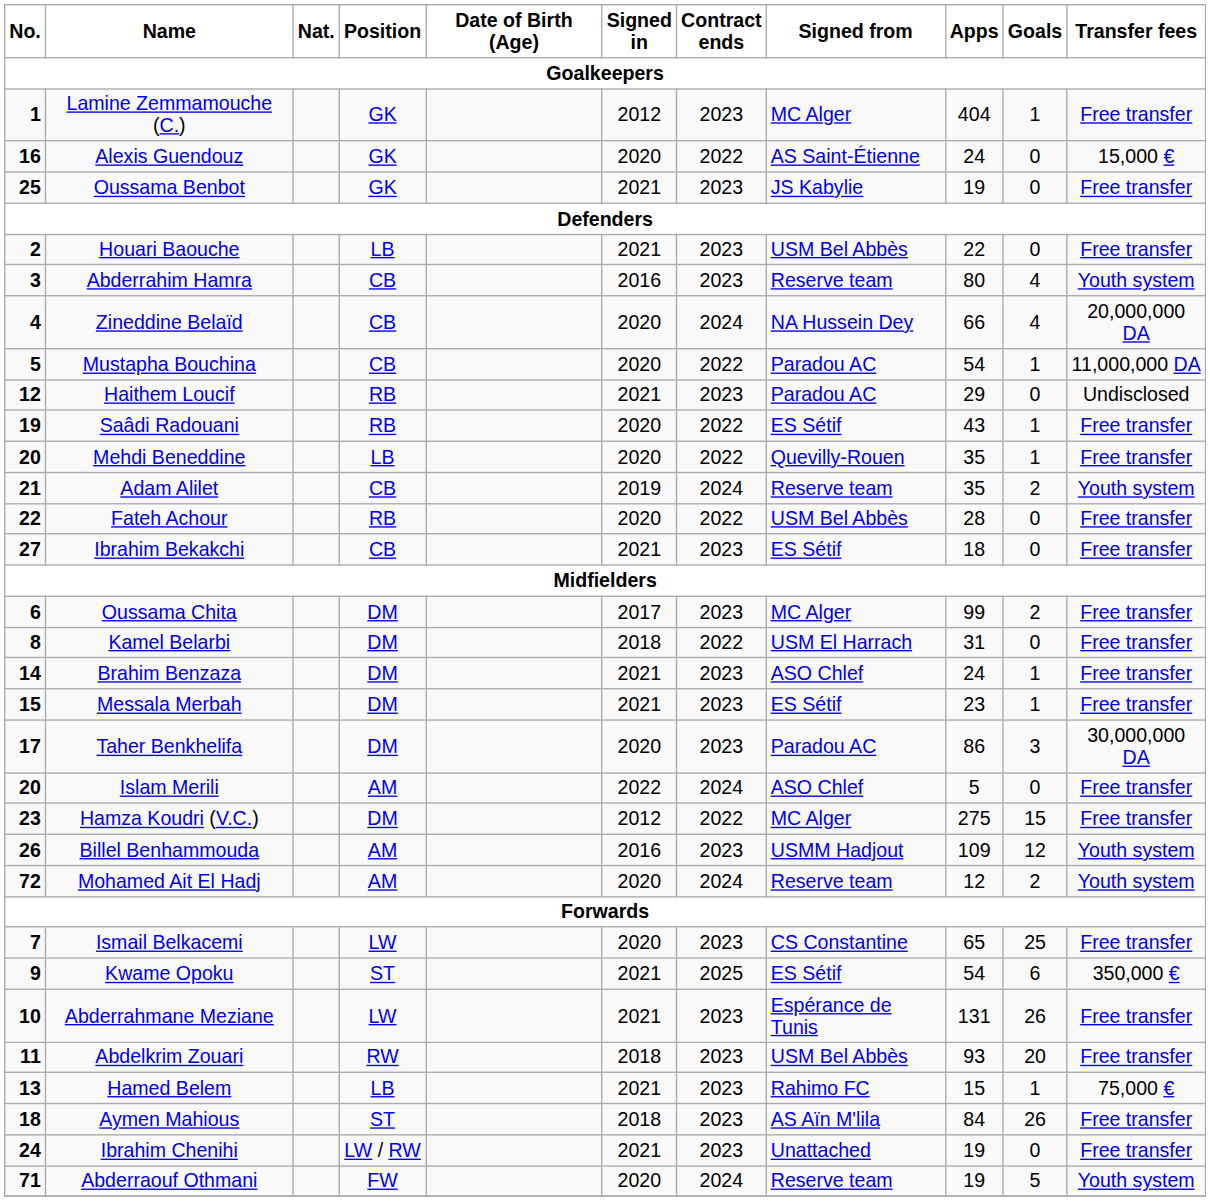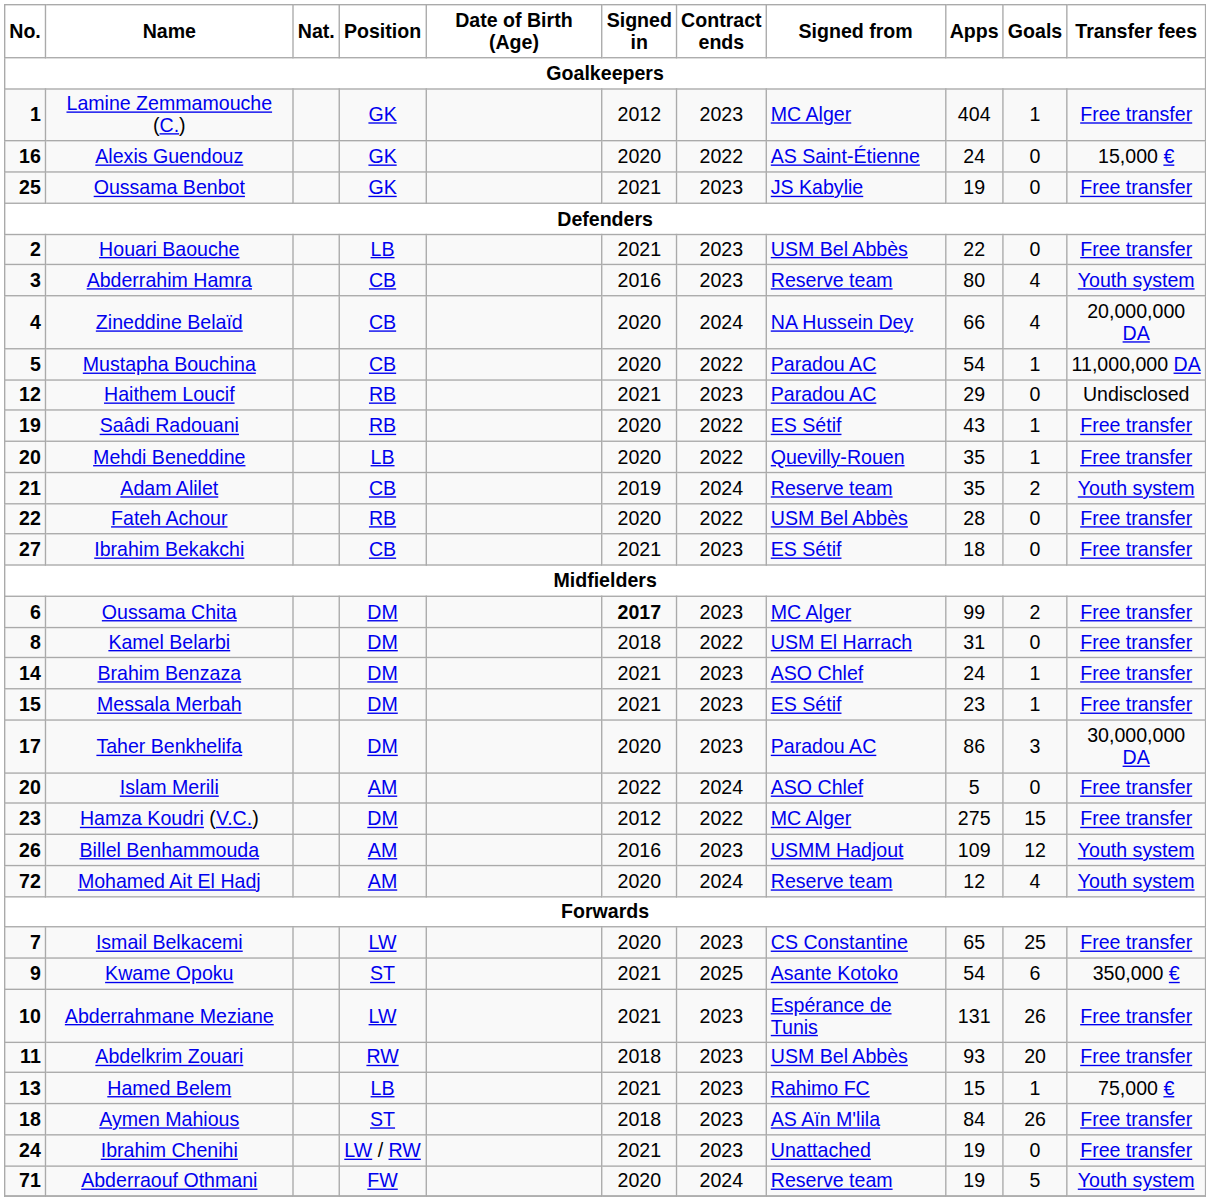(639, 612) normal -> (639, 612) bold
(1035, 881) 2 -> (1035, 881) 4
(806, 974) ES Sétif -> (834, 974) Asante Kotoko
